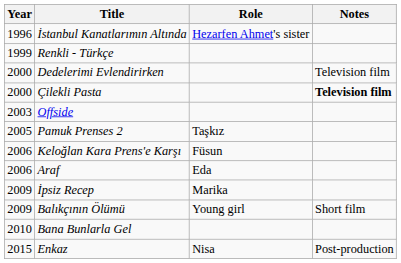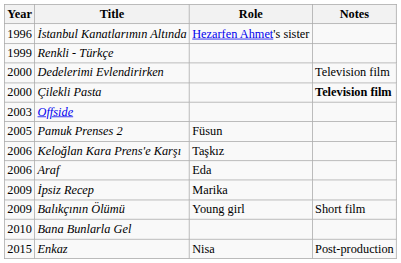(208, 131) Taşkız -> (207, 131) Füsun
(207, 151) Füsun -> (208, 151) Taşkız
